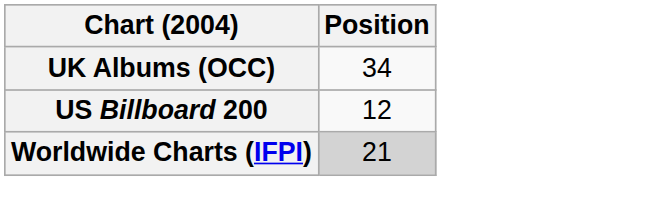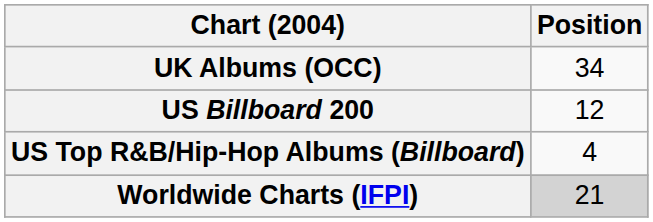+ row: (268, 152)
